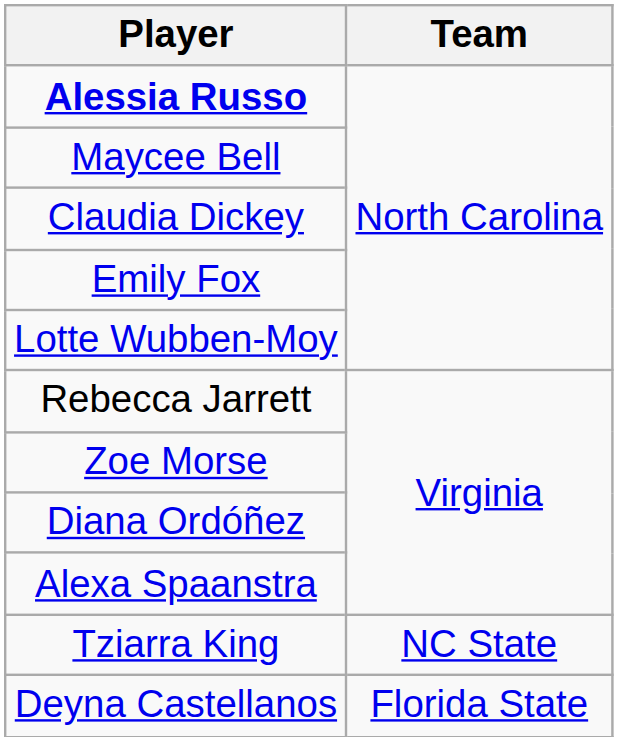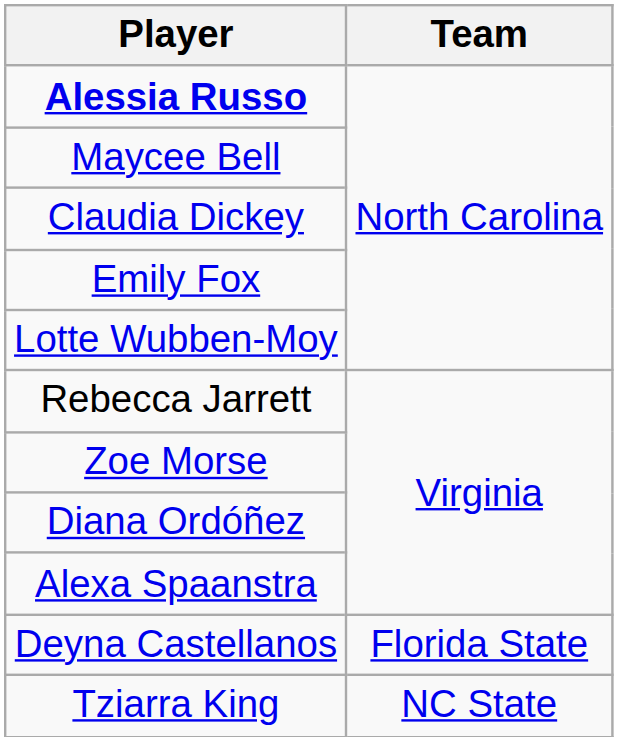rows swapped: (176, 704) <-> (176, 643)
